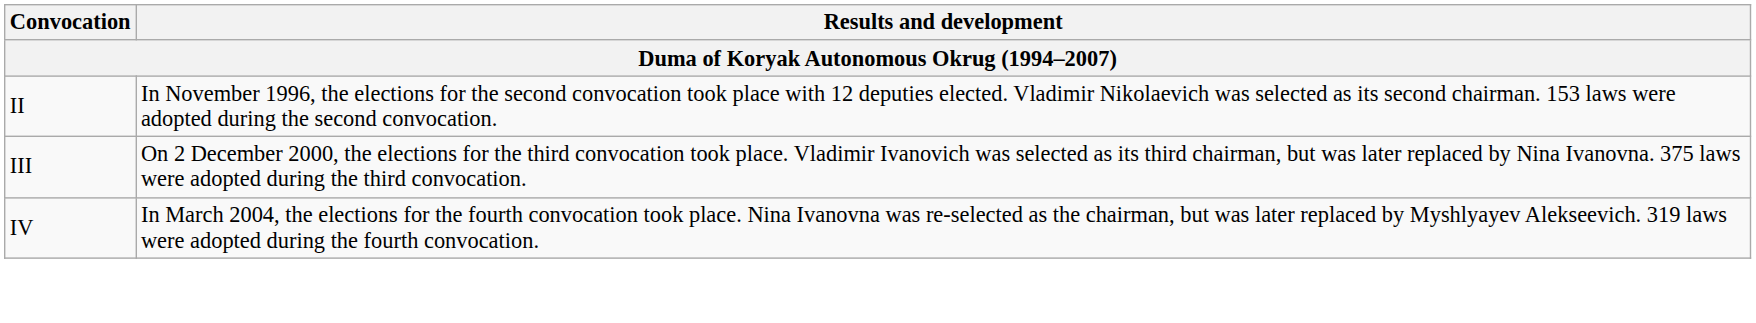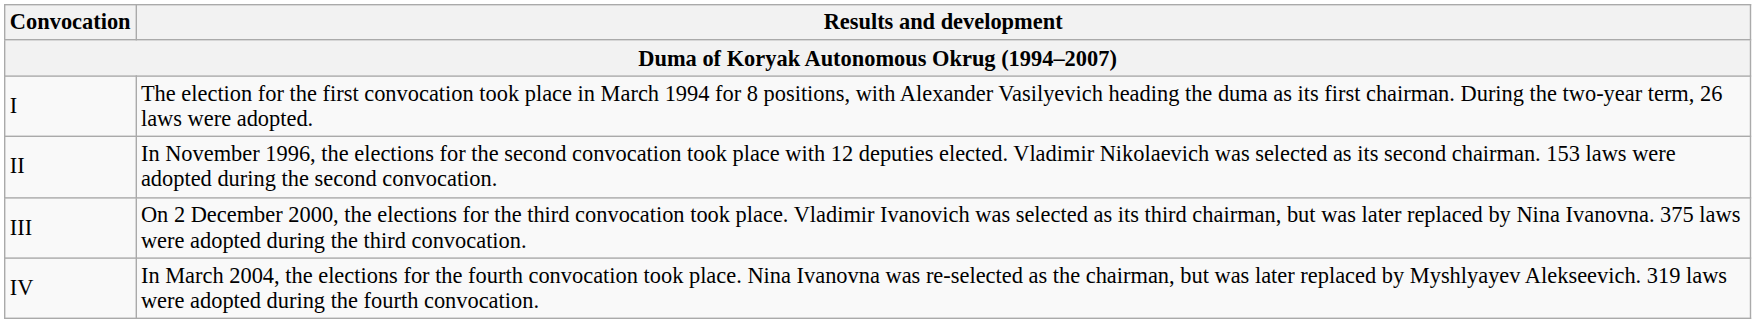+ row: (14, 105)
